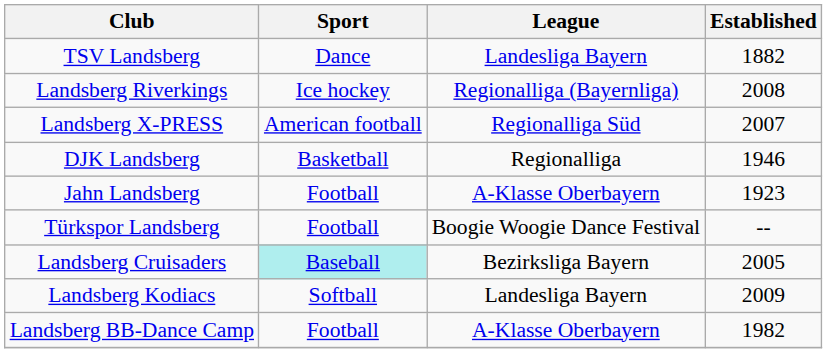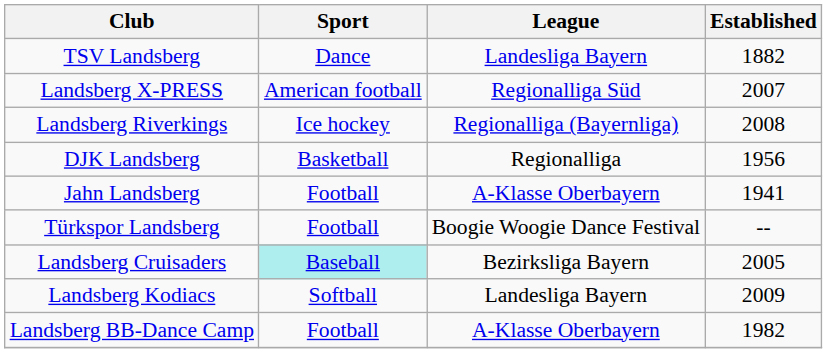rows swapped: (132, 90) <-> (132, 124)
(763, 158) 1946 -> (763, 158) 1956
(763, 192) 1923 -> (763, 192) 1941
